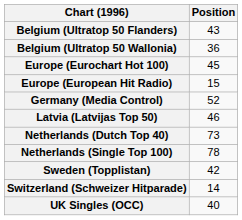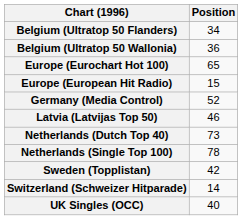(214, 30) 43 -> (214, 30) 34
(214, 65) 45 -> (214, 65) 65
